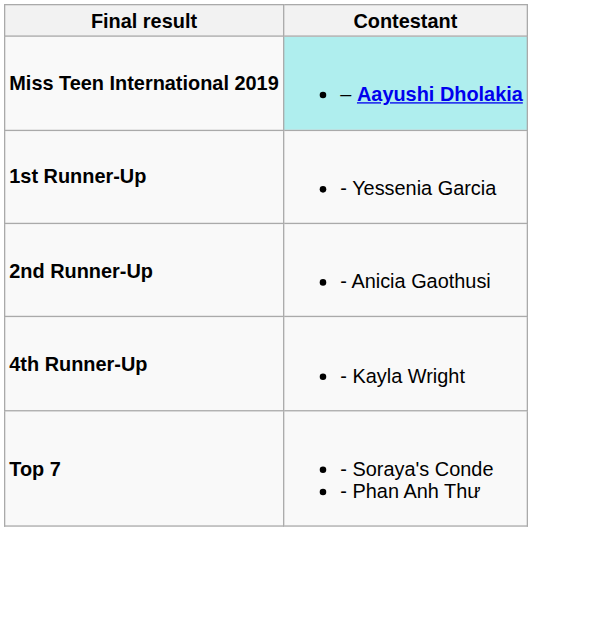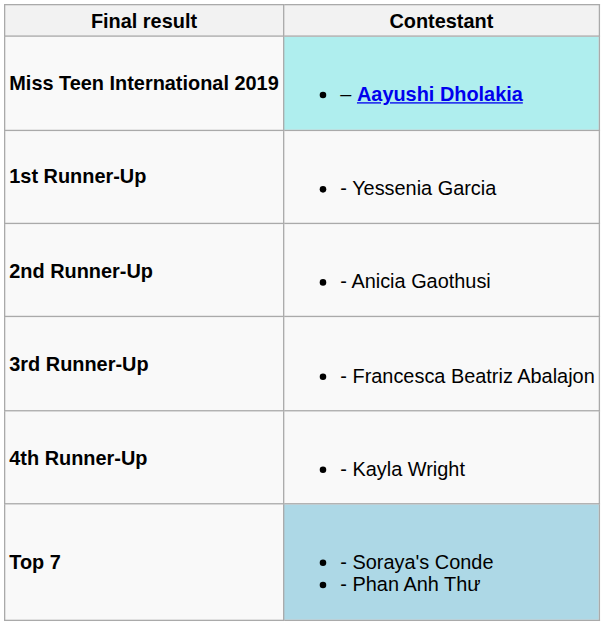+ row: (79, 364)
(405, 480) no background -> (441, 573) lightblue background
